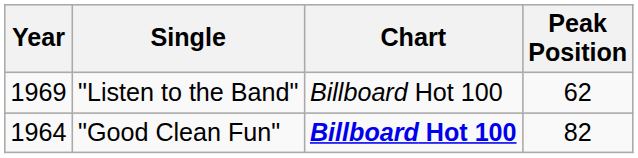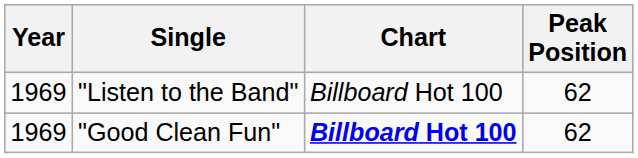(39, 132) 1964 -> (39, 132) 1969
(578, 132) 82 -> (578, 132) 62
